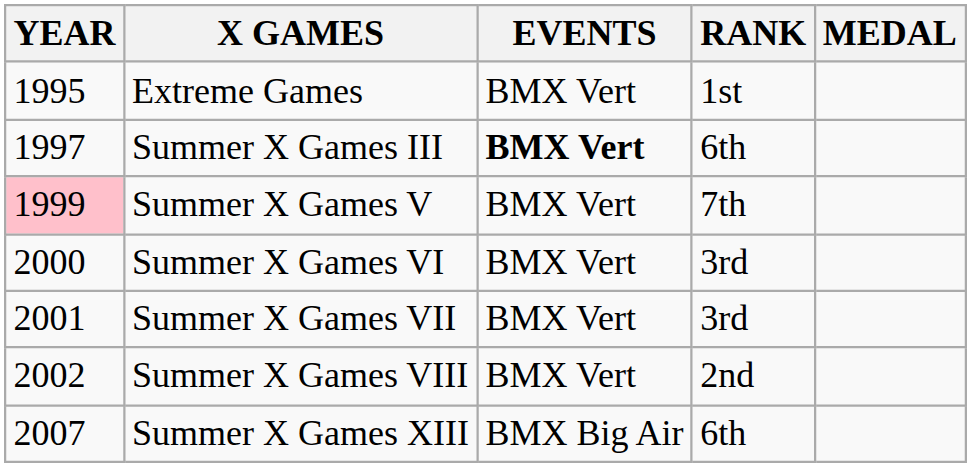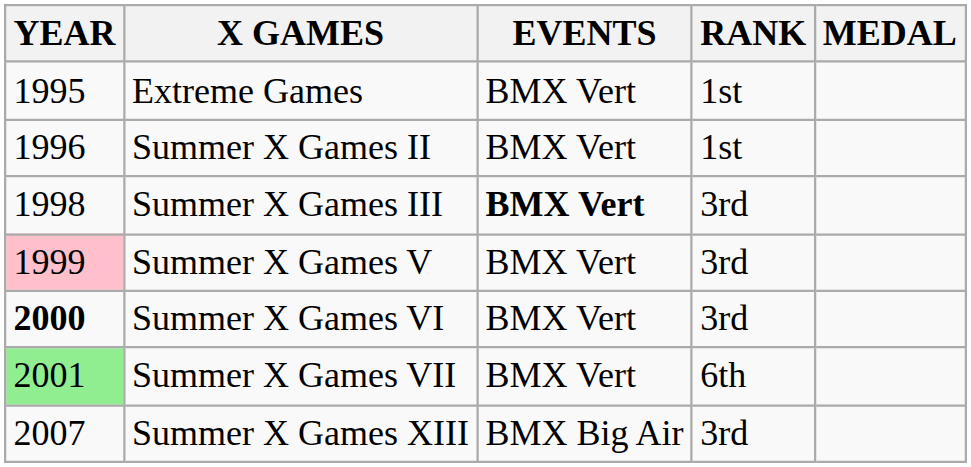+ row: (282, 147)
(49, 147) 1997 -> (49, 204) 1998
(723, 147) 6th -> (724, 204) 3rd
(723, 204) 7th -> (724, 261) 3rd
(49, 261) normal -> (49, 318) bold
(49, 318) no background -> (49, 375) lightgreen background
(724, 318) 3rd -> (723, 375) 6th
- row: (300, 375)
(723, 432) 6th -> (724, 432) 3rd
